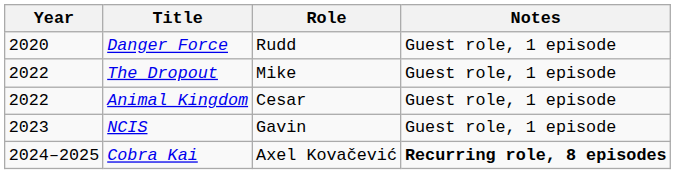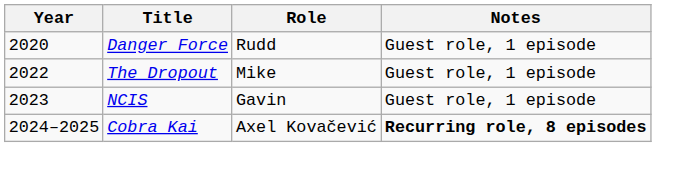- row: (178, 100)
